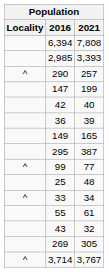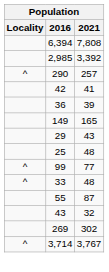(89, 58) 3,393 -> (89, 58) 3,392
- row: (60, 89)
(89, 105) 40 -> (89, 89) 41
- row: (60, 151)
+ row: (60, 136)
rows swapped: (60, 182) <-> (60, 167)
(89, 197) 34 -> (89, 182) 48
(89, 213) 61 -> (89, 197) 87
(89, 244) 305 -> (89, 228) 302
